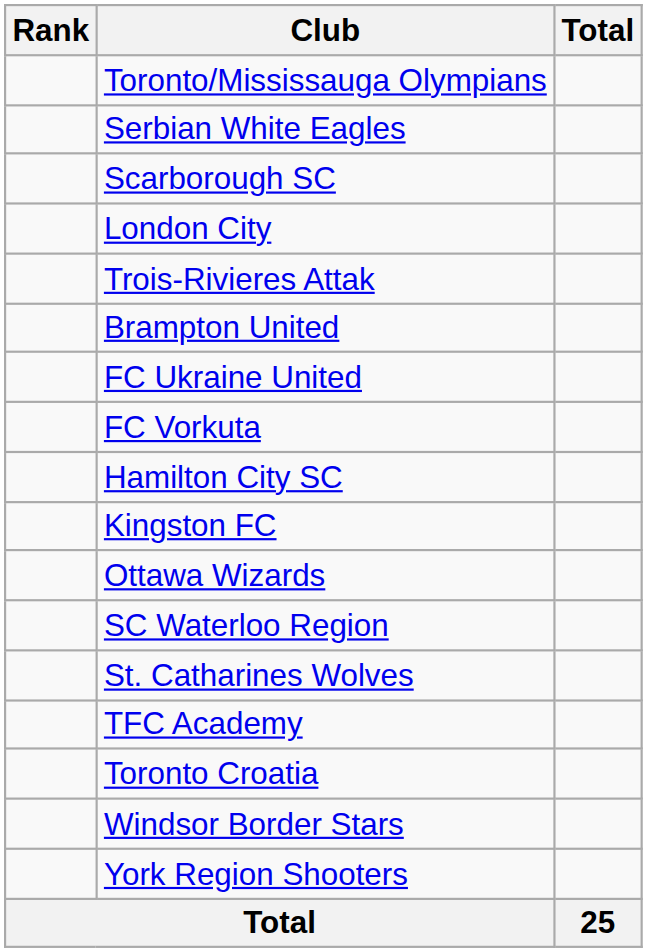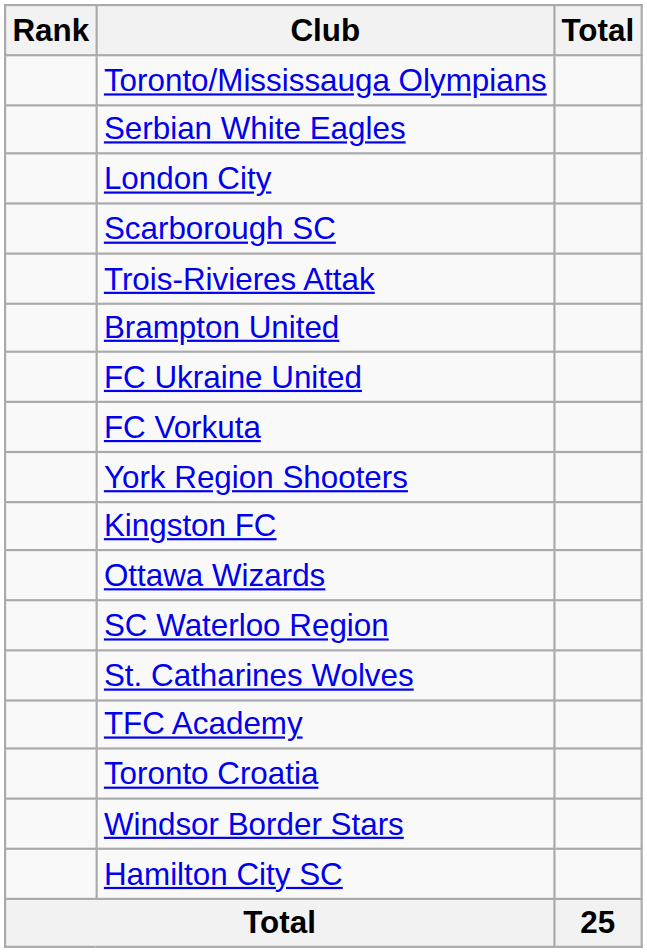rows swapped: (188, 229) <-> (220, 179)
rows swapped: (223, 477) <-> (256, 873)
